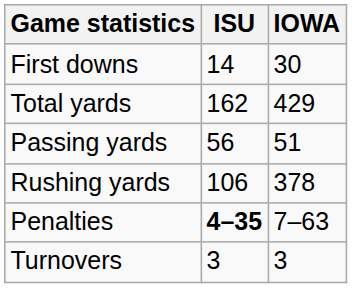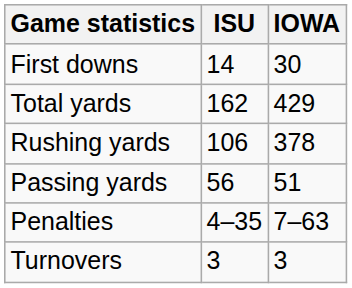rows swapped: (89, 143) <-> (90, 182)
(234, 222) bold -> (234, 222) normal
